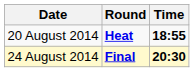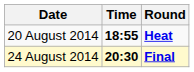columns swapped: (169, 14) <-> (125, 14)
